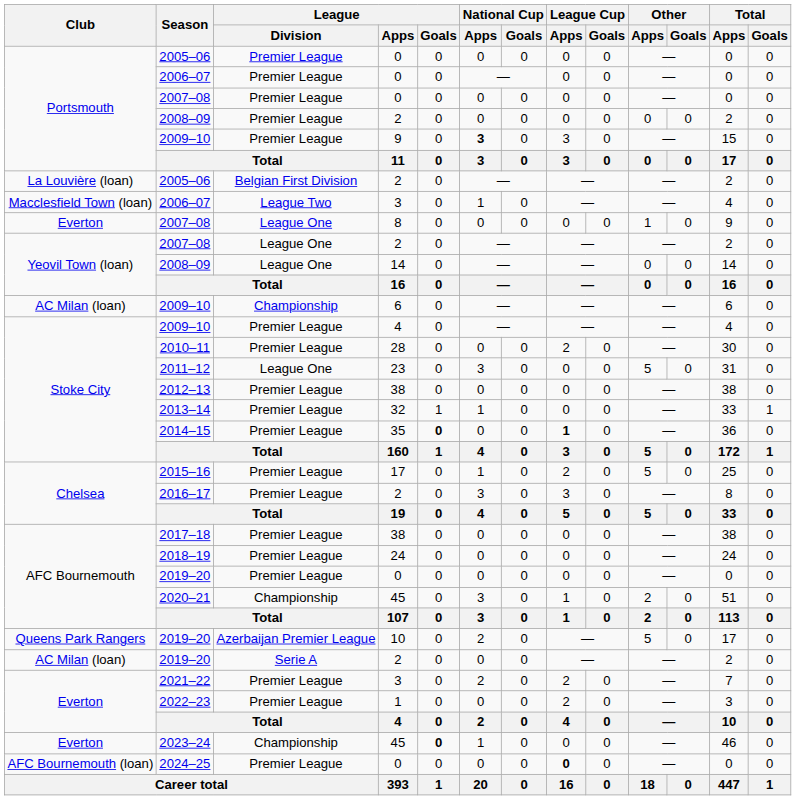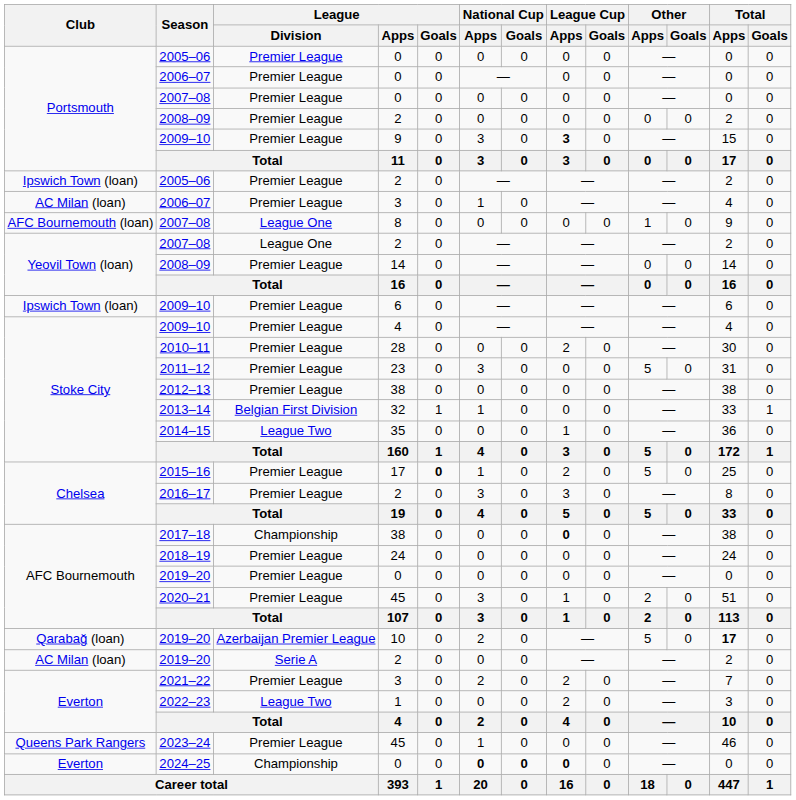(481, 139) bold -> (481, 139) normal
(566, 139) normal -> (566, 139) bold
(80, 181) La Louvière (loan) -> (80, 181) Ipswich Town (loan)
(296, 181) Belgian First Division -> (296, 181) Premier League
(80, 202) Macclesfield Town (loan) -> (80, 202) AC Milan (loan)
(296, 202) League Two -> (296, 202) Premier League
(80, 222) Everton -> (80, 222) AFC Bournemouth (loan)
(296, 264) League One -> (296, 264) Premier League
(80, 306) AC Milan (loan) -> (80, 306) Ipswich Town (loan)
(296, 306) Championship -> (296, 306) Premier League
(296, 368) League One -> (296, 368) Premier League
(296, 410) Premier League -> (296, 410) Belgian First Division
(296, 431) Premier League -> (296, 431) League Two
(439, 431) bold -> (439, 431) normal
(566, 431) bold -> (566, 431) normal
(439, 472) normal -> (439, 472) bold
(296, 535) Premier League -> (296, 535) Championship
(566, 535) normal -> (566, 535) bold
(296, 597) Championship -> (296, 597) Premier League
(80, 639) Queens Park Rangers -> (80, 639) Qarabağ (loan)
(729, 639) normal -> (729, 639) bold
(296, 701) Premier League -> (296, 701) League Two
(80, 743) Everton -> (80, 743) Queens Park Rangers
(296, 743) Championship -> (296, 743) Premier League
(439, 743) bold -> (439, 743) normal
(80, 763) AFC Bournemouth (loan) -> (80, 763) Everton
(296, 763) Premier League -> (296, 763) Championship
(481, 763) normal -> (481, 763) bold
(524, 763) normal -> (524, 763) bold
